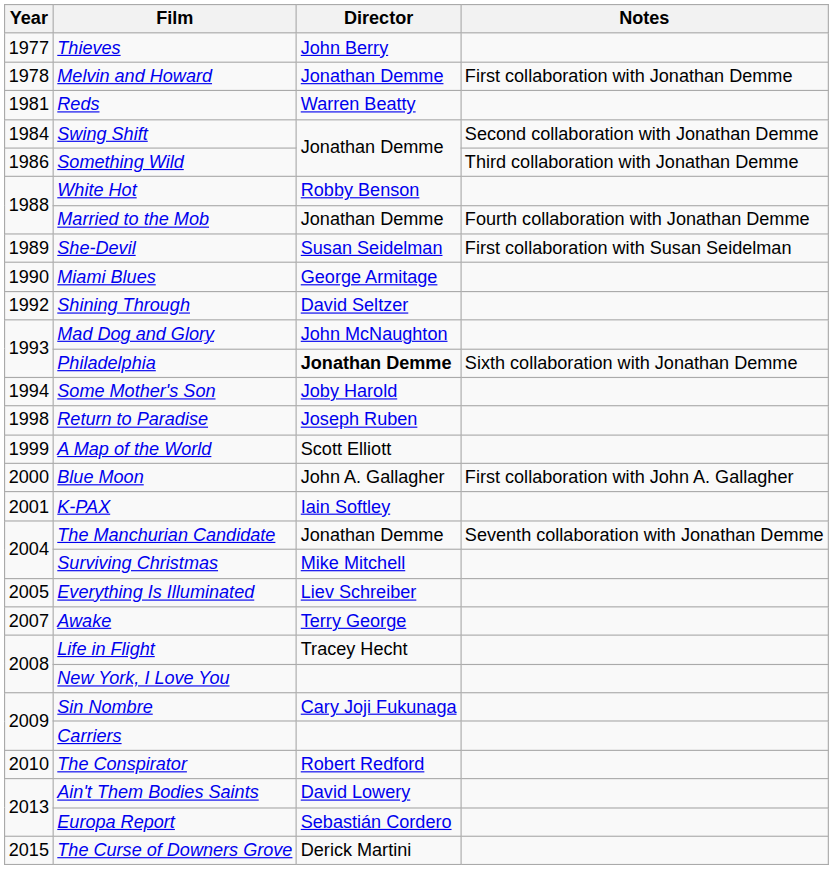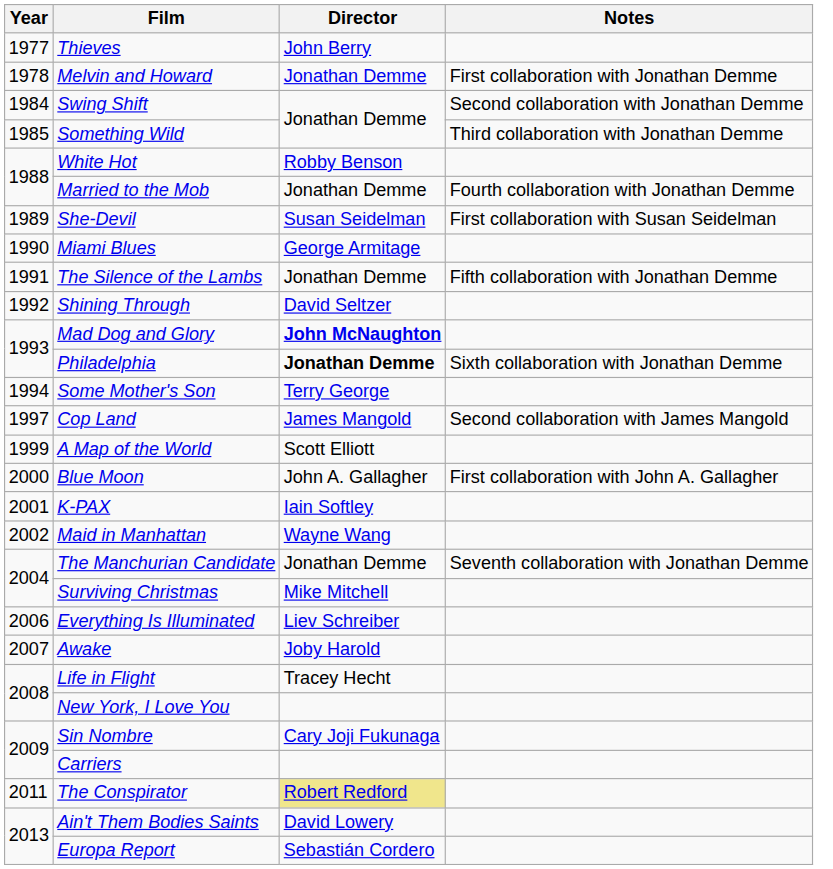- row: (78, 104)
(29, 162) 1986 -> (29, 133) 1985
+ row: (160, 276)
(374, 334) normal -> (363, 334) bold
(349, 391) Joby Harold -> (336, 391) Terry George
+ row: (96, 420)
- row: (133, 420)
+ row: (132, 534)
(29, 592) 2005 -> (29, 620) 2006
(354, 620) Terry George -> (332, 649) Joby Harold
(29, 764) 2010 -> (28, 793) 2011
(363, 764) no background -> (346, 793) khaki background
- row: (175, 850)
